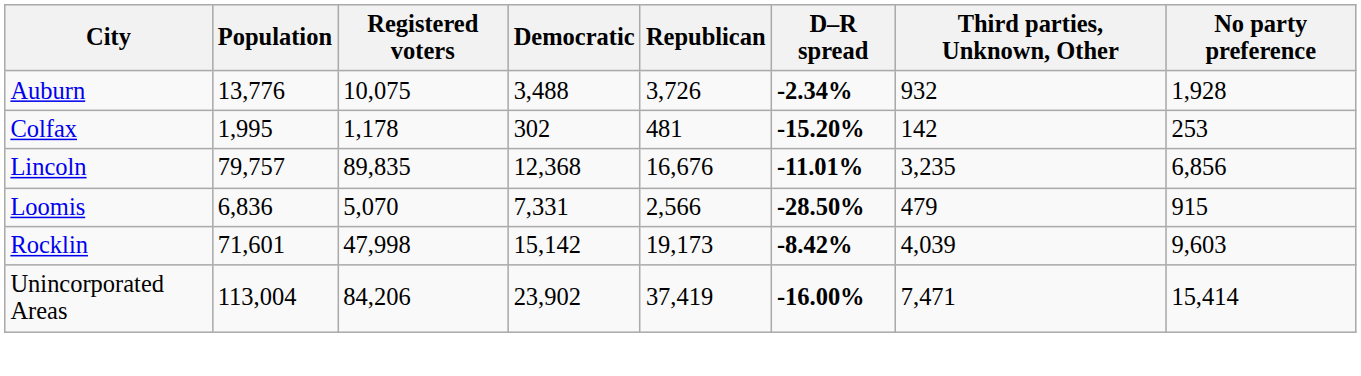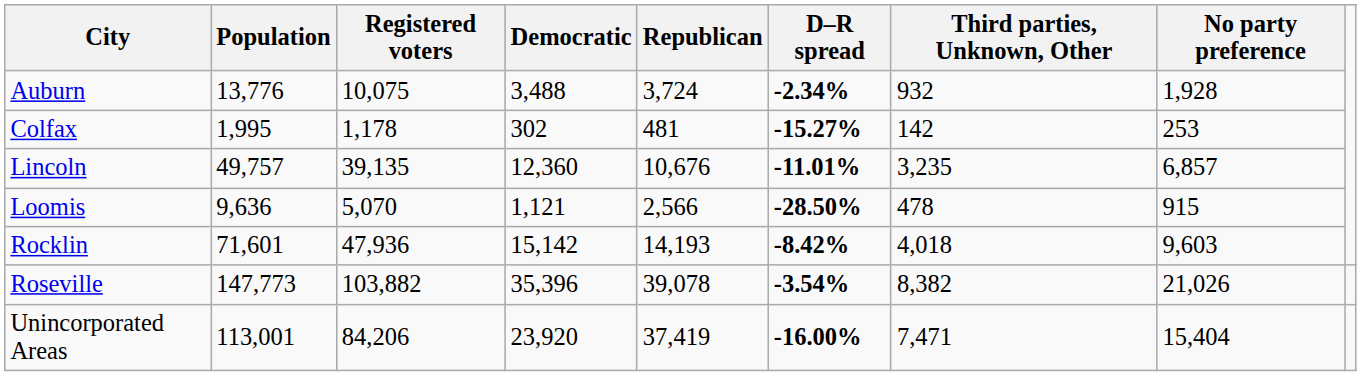(673, 90) 3,726 -> (670, 90) 3,724
(821, 129) -15.20% -> (818, 129) -15.27%
(251, 167) 79,757 -> (250, 167) 49,757
(377, 167) 89,835 -> (376, 167) 39,135
(547, 167) 12,368 -> (544, 167) 12,360
(680, 167) 16,676 -> (677, 167) 10,676
(1199, 167) 6,856 -> (1190, 167) 6,857
(245, 206) 6,836 -> (244, 206) 9,636
(541, 206) 7,331 -> (538, 206) 1,121
(919, 206) 479 -> (915, 206) 478
(377, 245) 47,998 -> (376, 245) 47,936
(680, 245) 19,173 -> (677, 245) 14,193
(928, 245) 4,039 -> (924, 245) 4,018
+ row: (57, 284)
(257, 298) 113,004 -> (256, 336) 113,001
(547, 298) 23,902 -> (544, 336) 23,920
(1205, 298) 15,414 -> (1196, 336) 15,404
